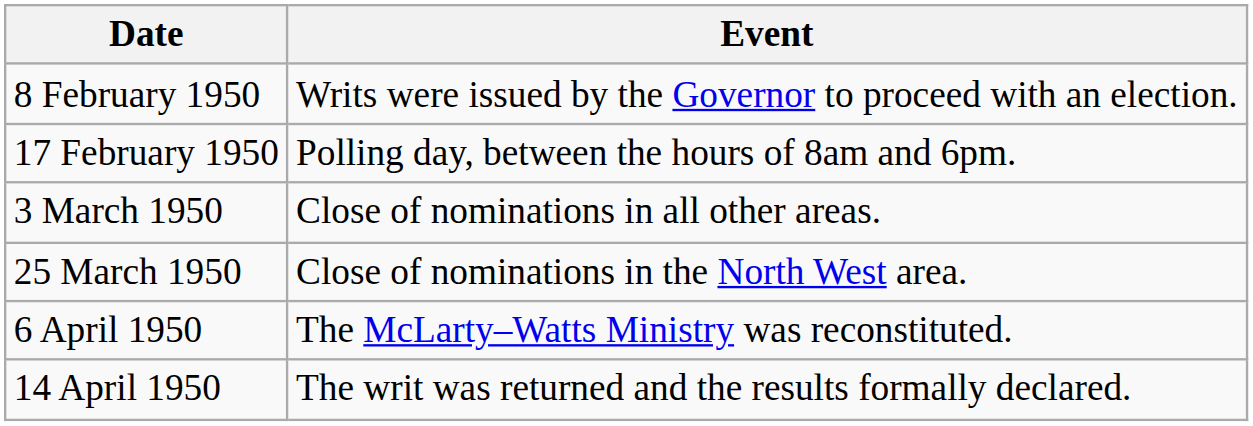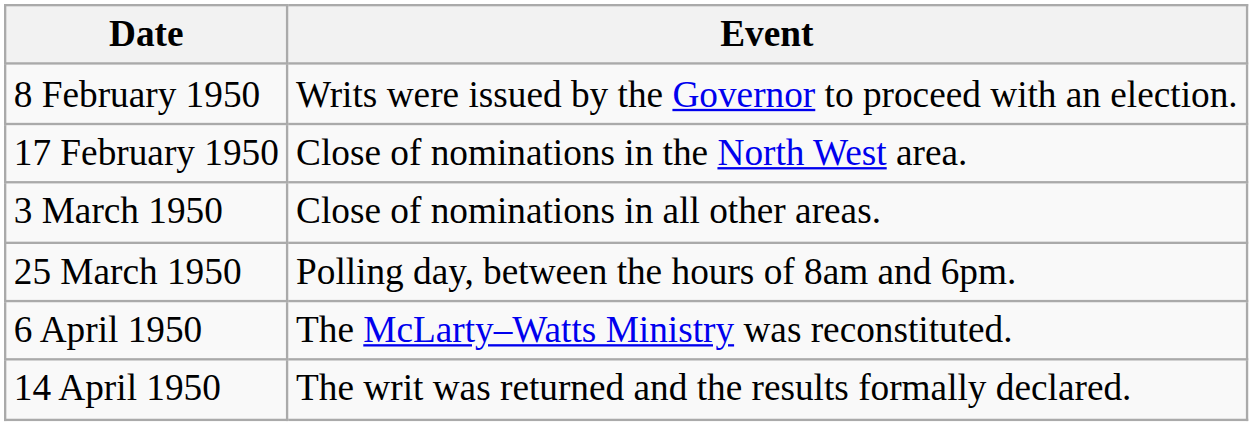(656, 152) Polling day, between the hours of 8am and 6pm. -> (632, 152) Close of nominations in the North West area.
(632, 270) Close of nominations in the North West area. -> (656, 270) Polling day, between the hours of 8am and 6pm.
